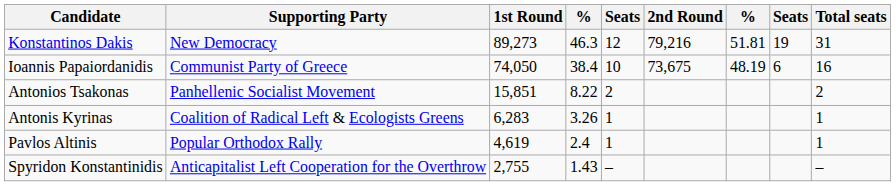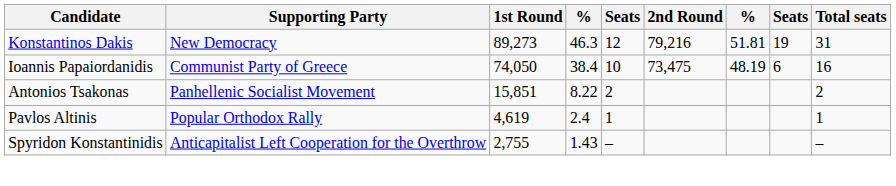(669, 67) 73,675 -> (669, 67) 73,475
- row: (60, 117)
